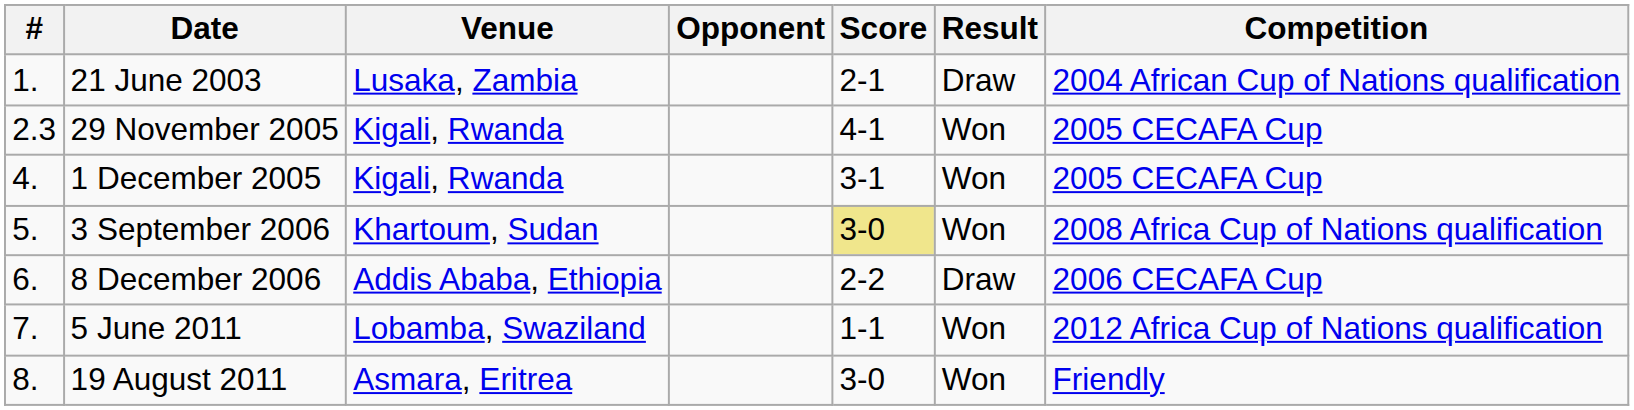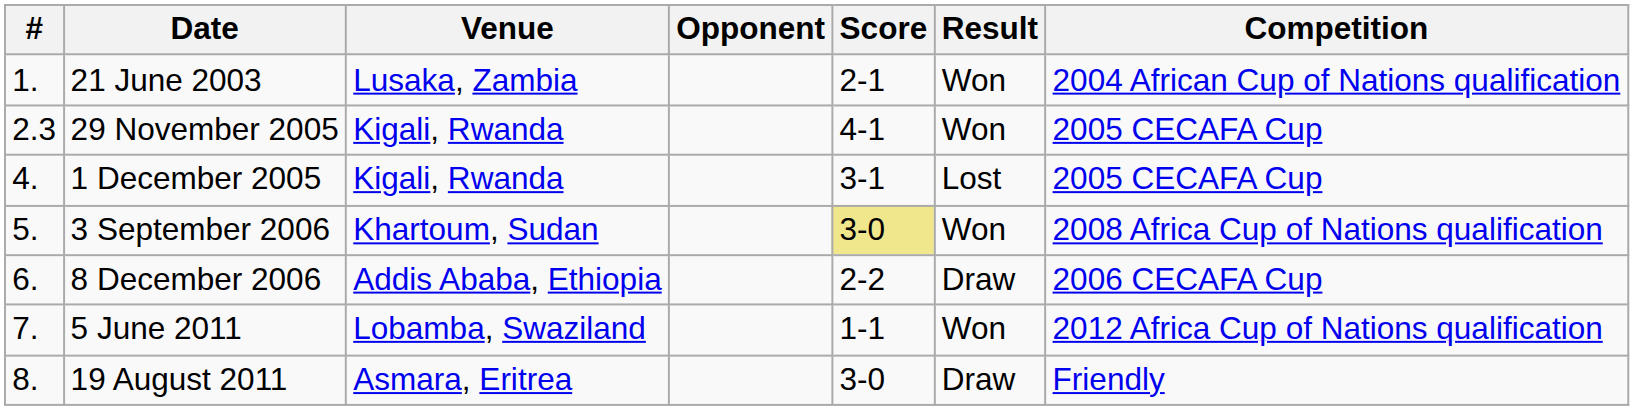(979, 79) Draw -> (974, 79) Won
(974, 179) Won -> (972, 179) Lost
(974, 379) Won -> (979, 379) Draw
